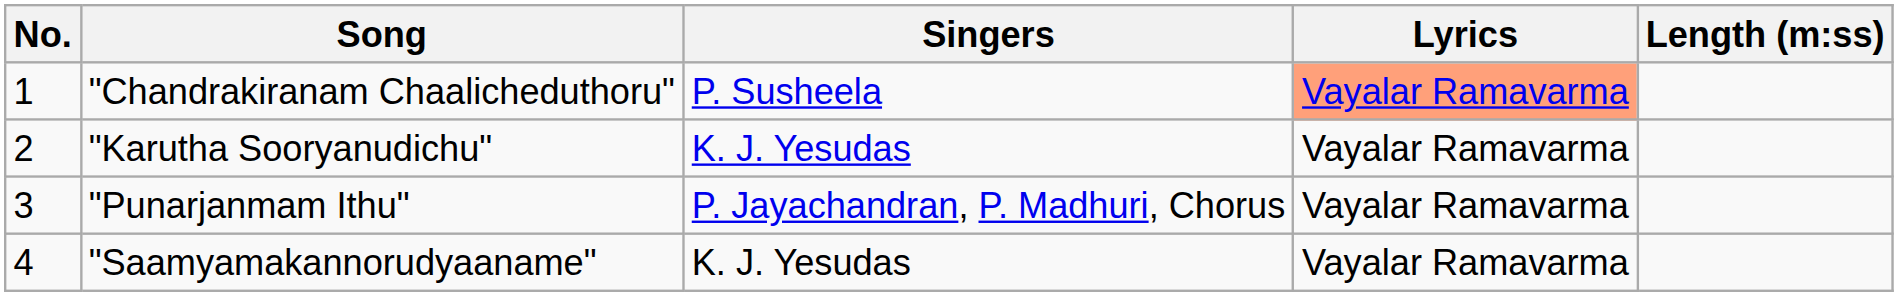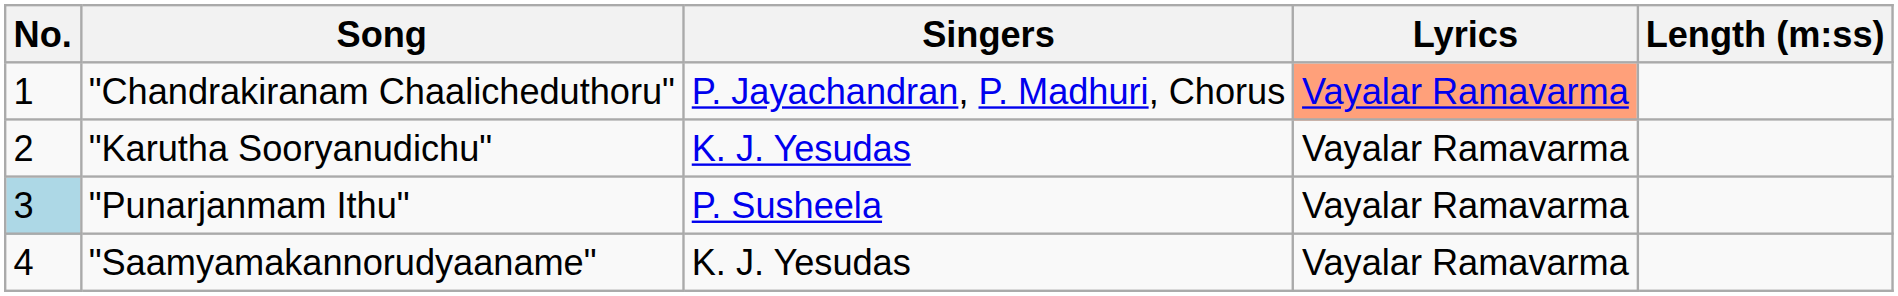(787, 91) P. Susheela -> (989, 91) P. Jayachandran, P. Madhuri, Chorus
(24, 206) no background -> (24, 206) lightblue background
(989, 206) P. Jayachandran, P. Madhuri, Chorus -> (787, 206) P. Susheela
